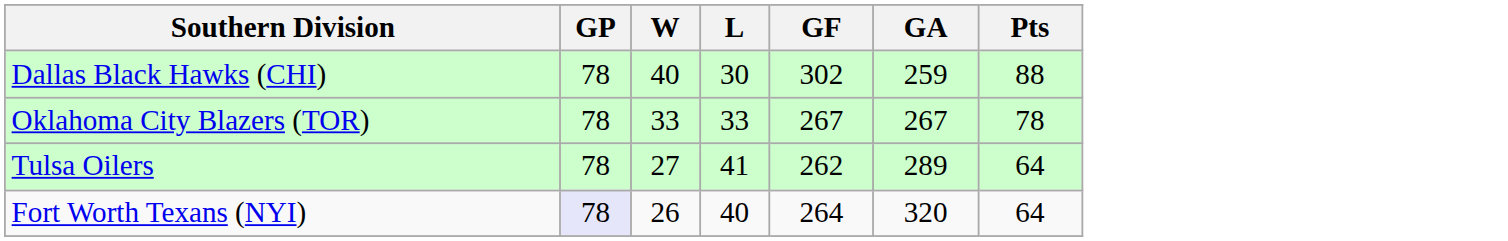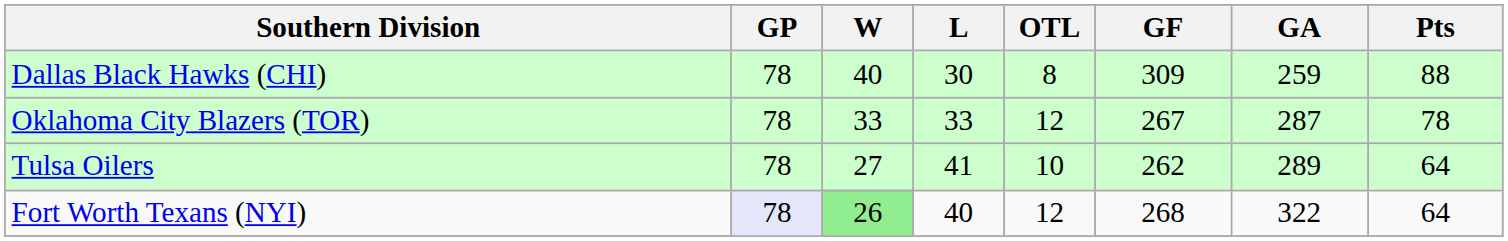+ column: (1049, 27)
(821, 73) 302 -> (1163, 73) 309
(926, 119) 267 -> (1299, 119) 287
(665, 212) no background -> (868, 212) lightgreen background
(821, 212) 264 -> (1163, 212) 268
(926, 212) 320 -> (1299, 212) 322
